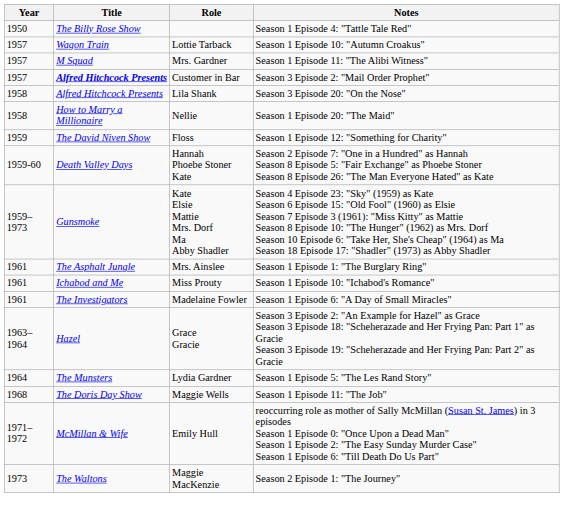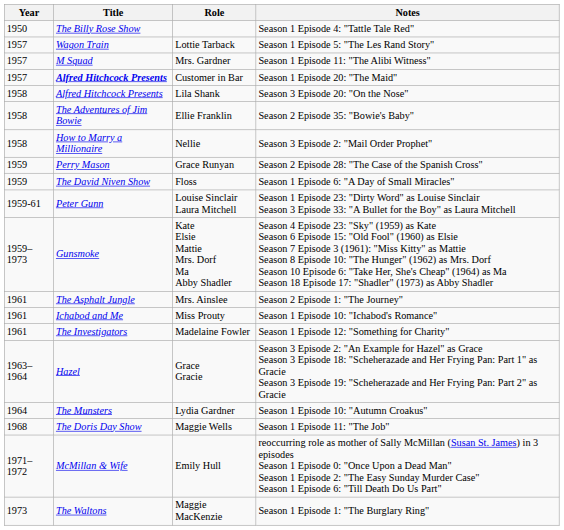(340, 45) Season 1 Episode 10: "Autumn Croakus" -> (346, 45) Season 1 Episode 5: "The Les Rand Story"
(343, 77) Season 3 Episode 2: "Mail Order Prophet" -> (328, 77) Season 1 Episode 20: "The Maid"
+ row: (203, 115)
(325, 115) Season 1 Episode 20: "The Maid" -> (345, 143) Season 3 Episode 2: "Mail Order Prophet"
+ row: (205, 165)
(351, 137) Season 1 Episode 12: "Something for Charity" -> (356, 181) Season 1 Episode 6: "A Day of Small Miracles"
- row: (202, 165)
+ row: (206, 203)
(341, 267) Season 1 Episode 1: "The Burglary Ring" -> (331, 299) Season 2 Episode 1: "The Journey"
(354, 299) Season 1 Episode 6: "A Day of Small Miracles" -> (354, 332) Season 1 Episode 12: "Something for Charity"
(344, 378) Season 1 Episode 5: "The Les Rand Story" -> (343, 410) Season 1 Episode 10: "Autumn Croakus"
(328, 478) Season 2 Episode 1: "The Journey" -> (344, 511) Season 1 Episode 1: "The Burglary Ring"
